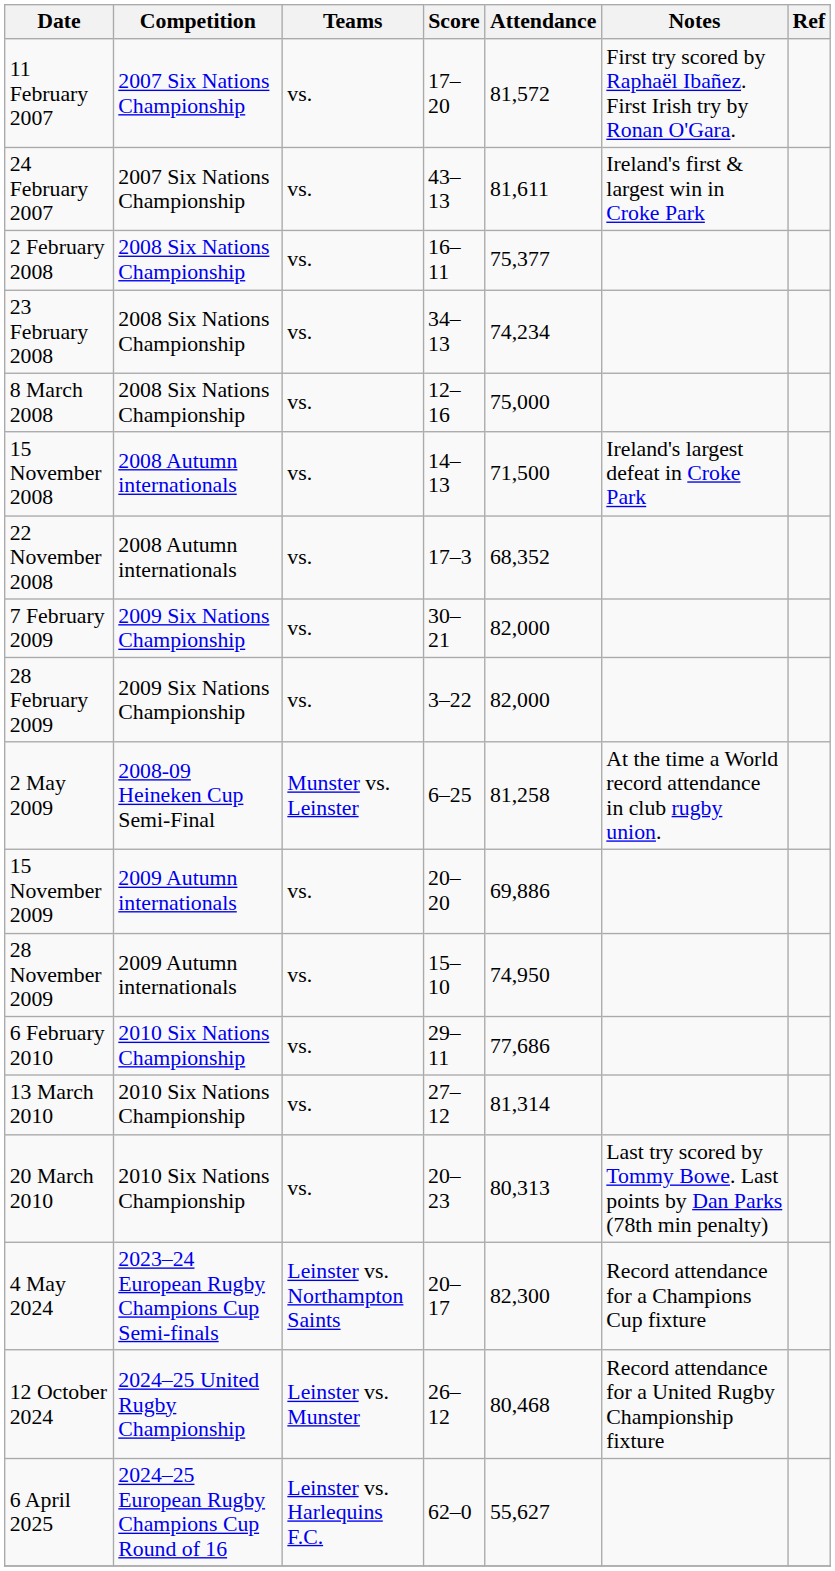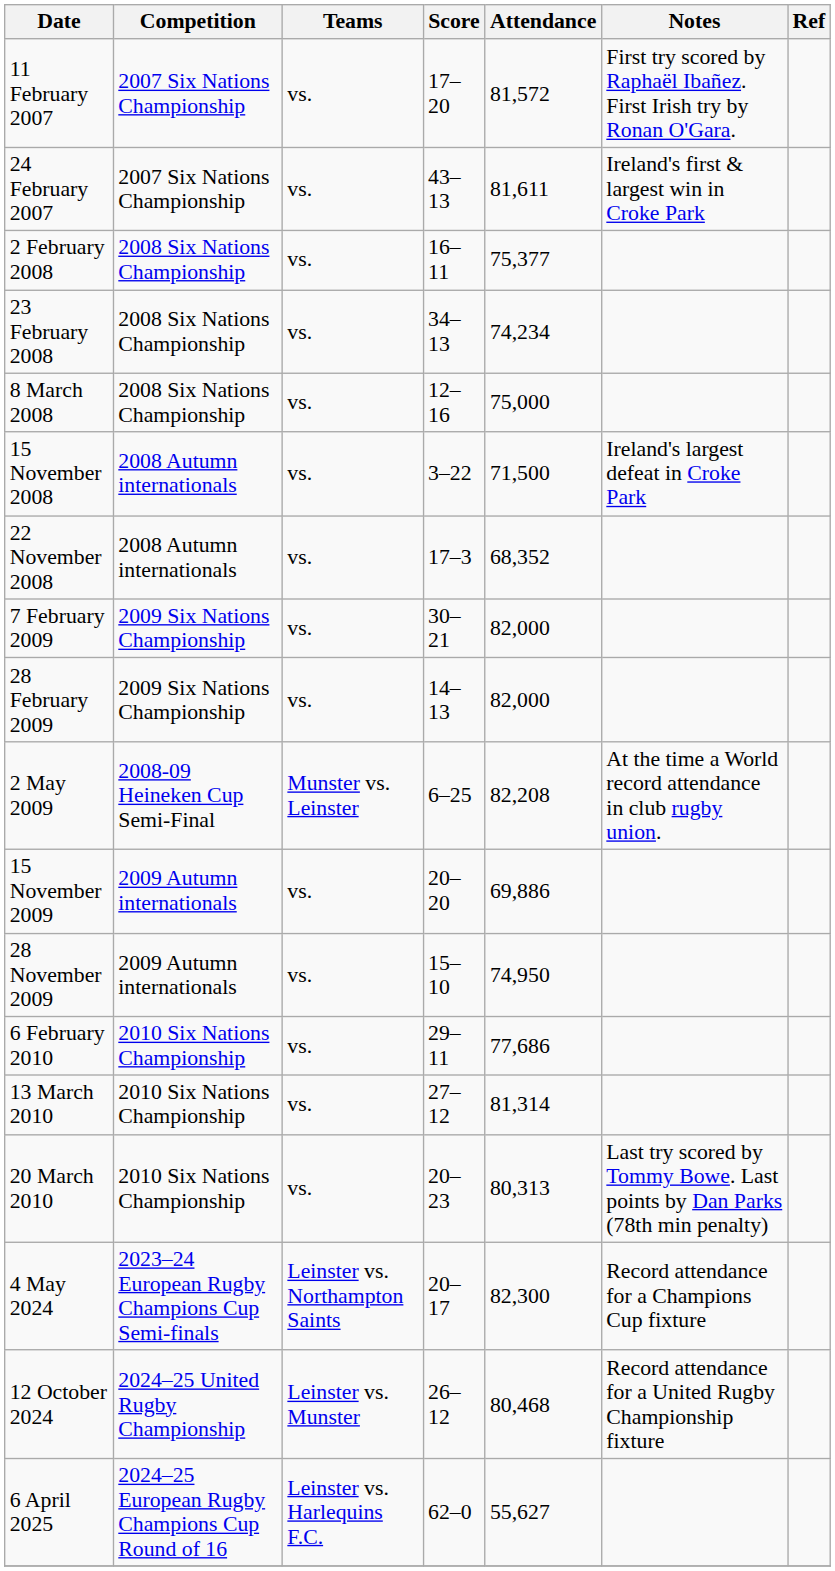(444, 473) 14–13 -> (450, 473) 3–22
(450, 699) 3–22 -> (444, 699) 14–13
(520, 795) 81,258 -> (520, 795) 82,208
